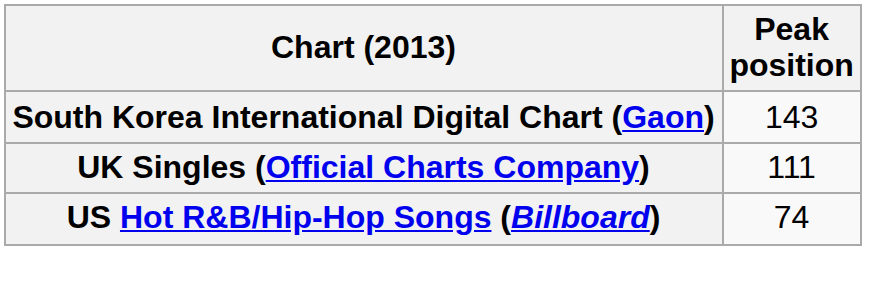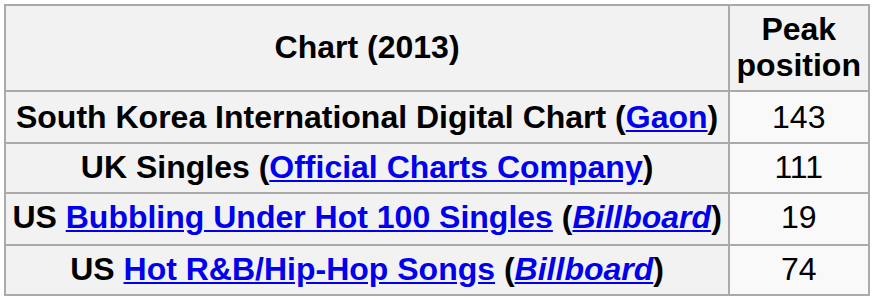+ row: (367, 218)
